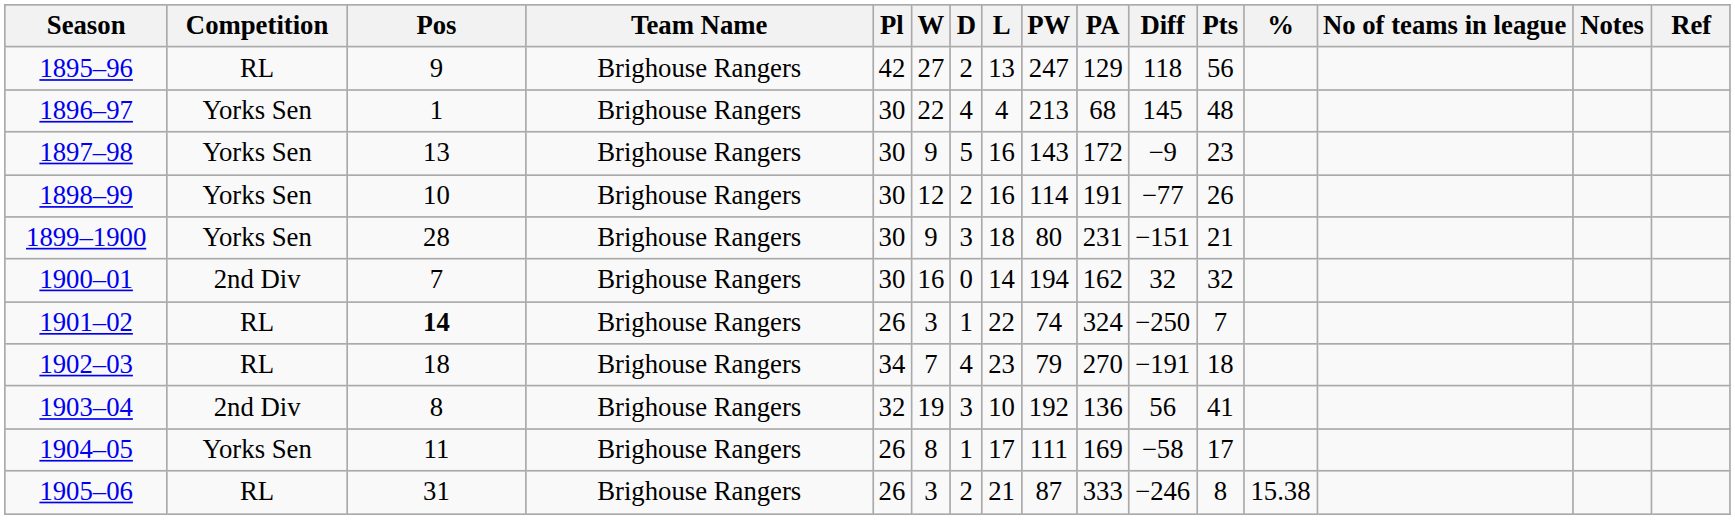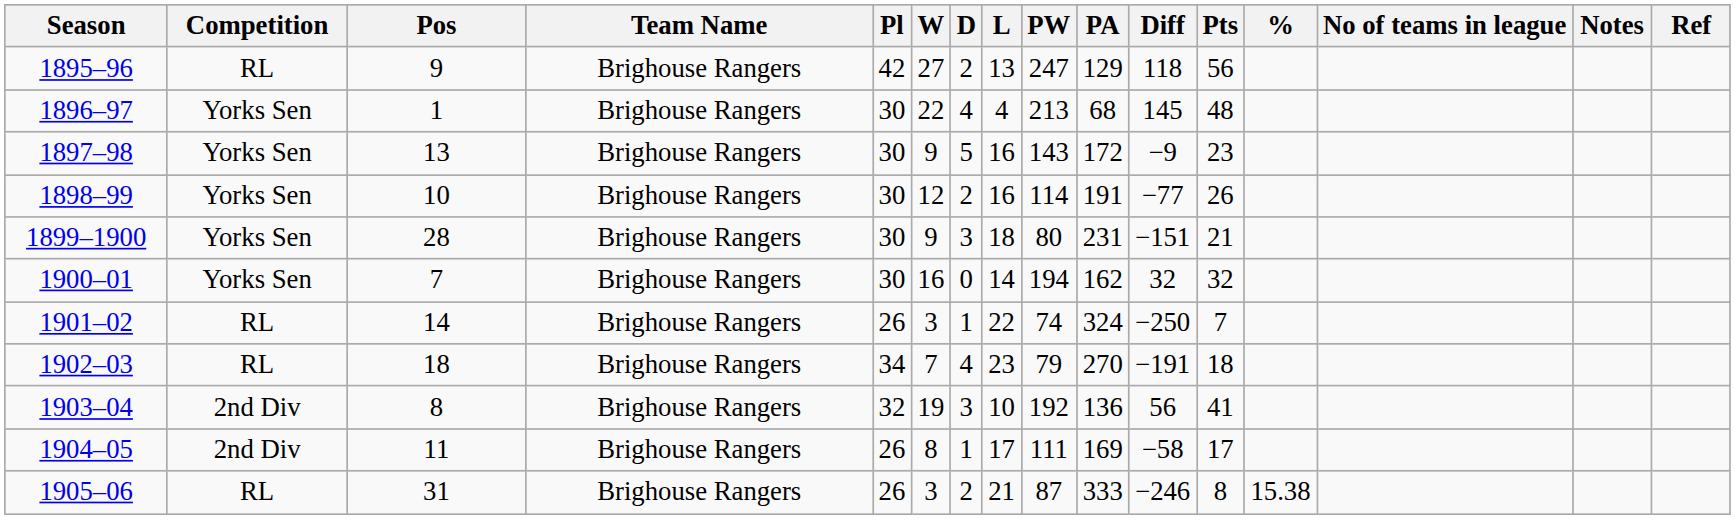(257, 279) 2nd Div -> (257, 279) Yorks Sen
(436, 322) bold -> (436, 322) normal
(257, 449) Yorks Sen -> (257, 449) 2nd Div
